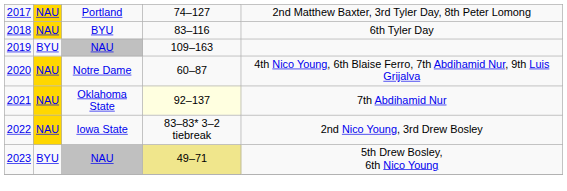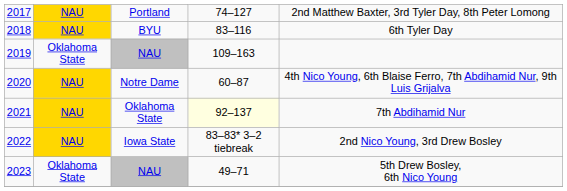(48, 47) BYU -> (72, 53) Oklahoma State
(48, 159) BYU -> (72, 171) Oklahoma State
(192, 159) khaki background -> (234, 171) no background
